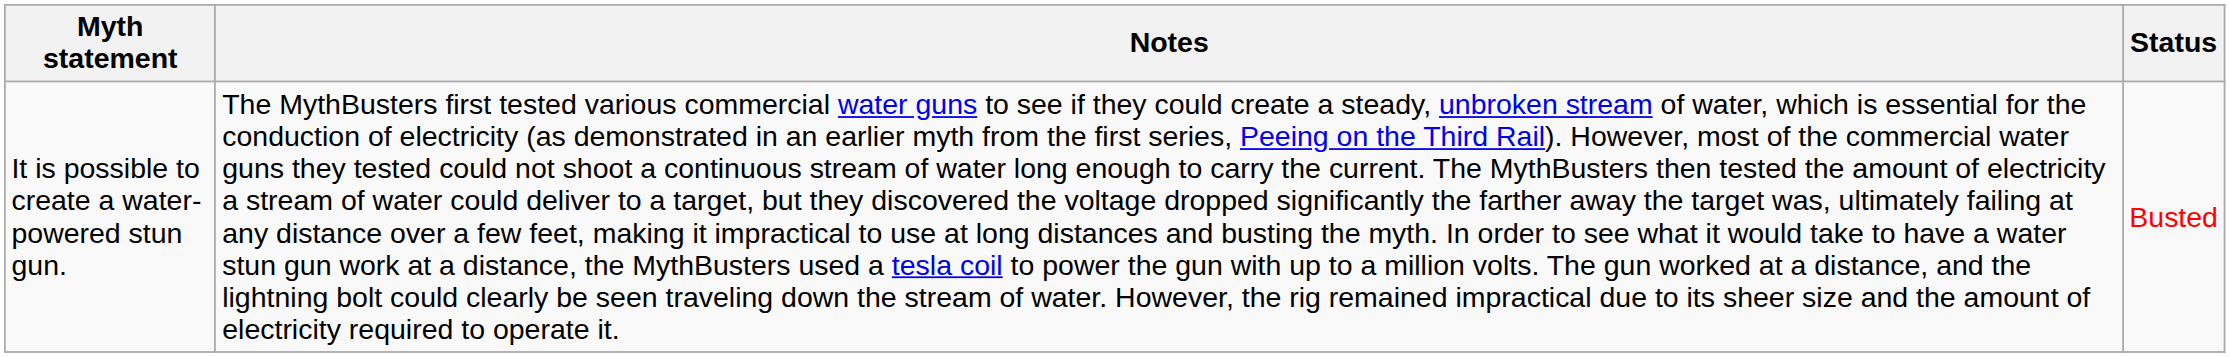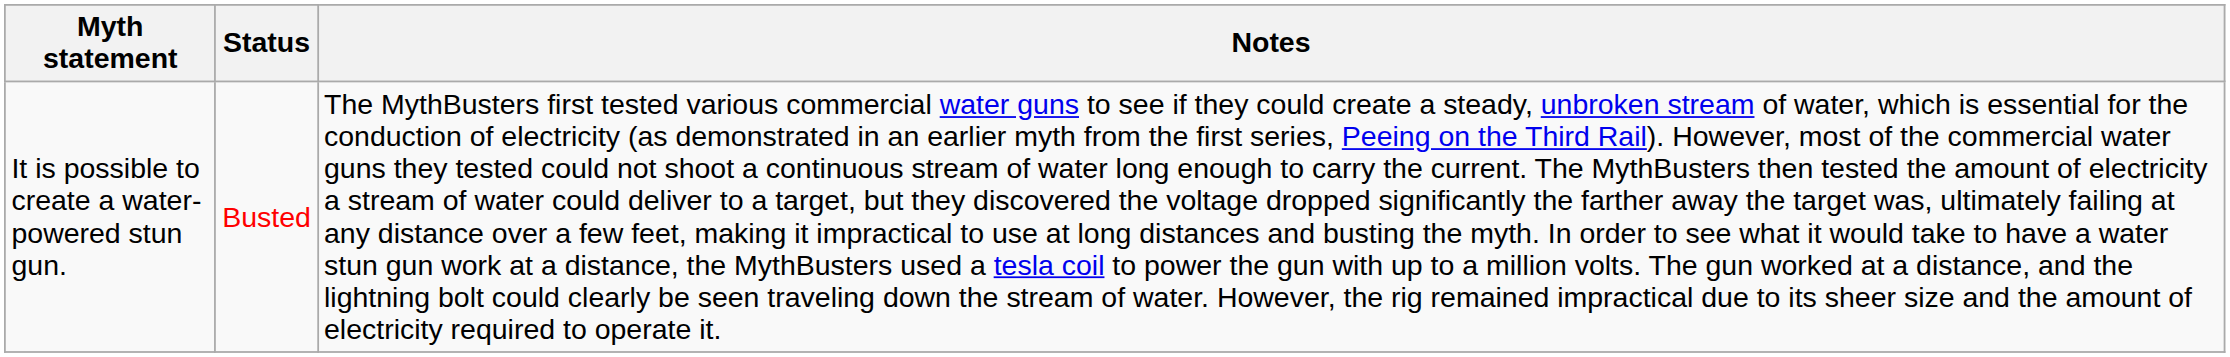columns swapped: (2174, 43) <-> (1169, 43)
